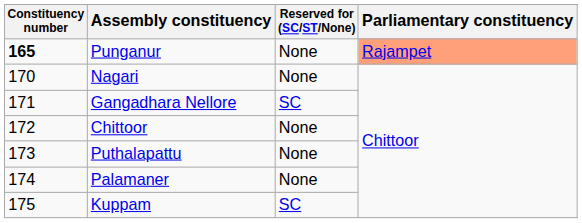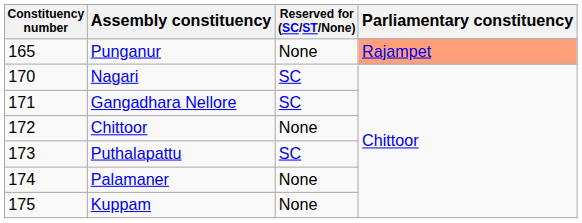(22, 51) bold -> (22, 51) normal
(298, 77) None -> (290, 77) SC
(298, 153) None -> (290, 153) SC
(290, 205) SC -> (298, 205) None
